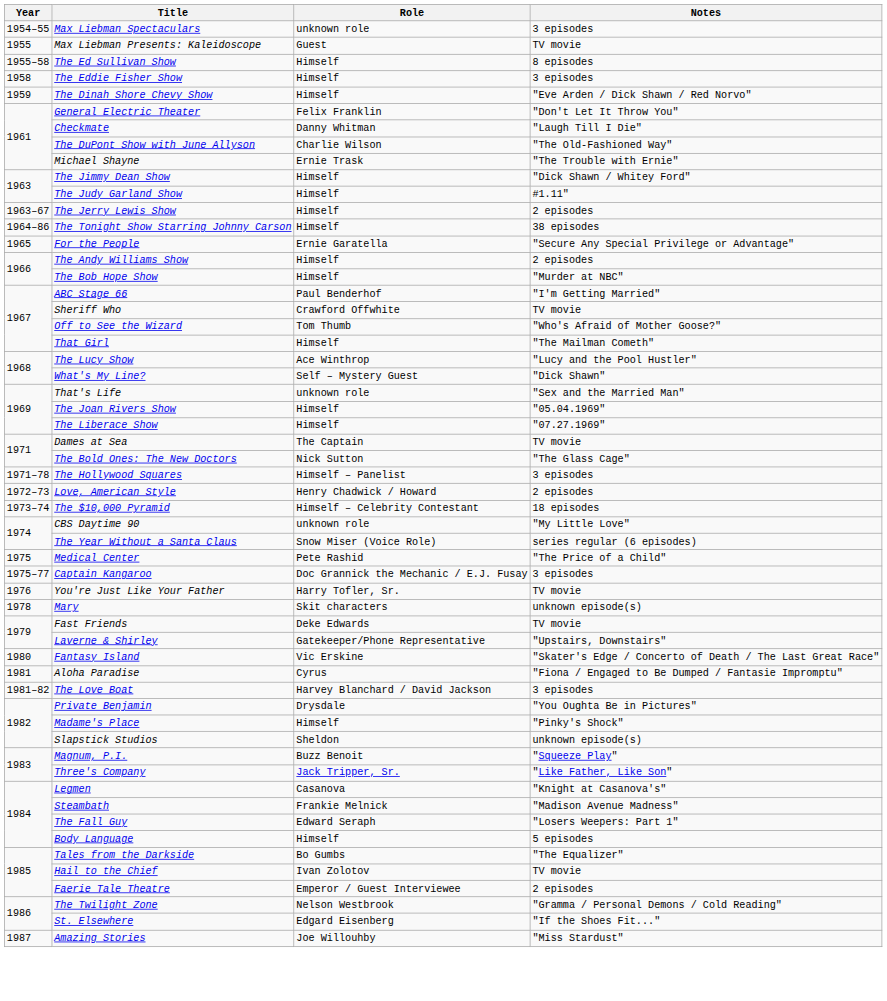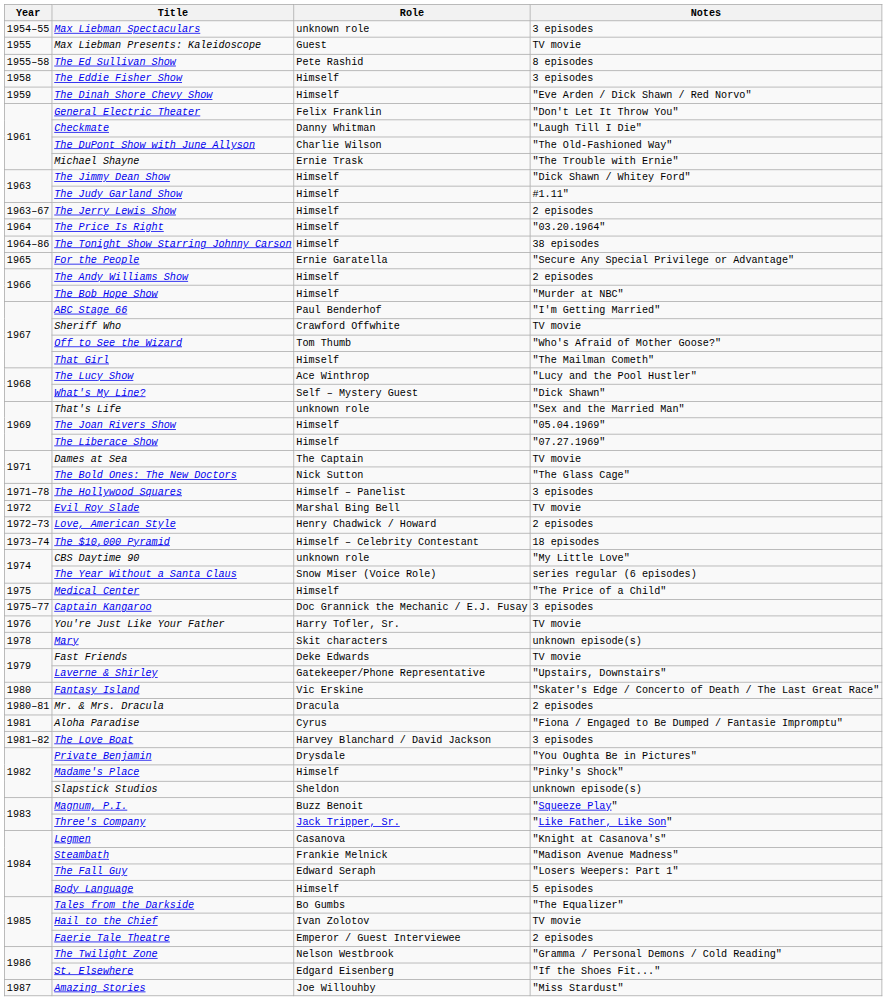(318, 62) Himself -> (330, 62) Pete Rashid
+ row: (109, 227)
+ row: (97, 508)
(330, 558) Pete Rashid -> (318, 591) Himself
+ row: (109, 707)
